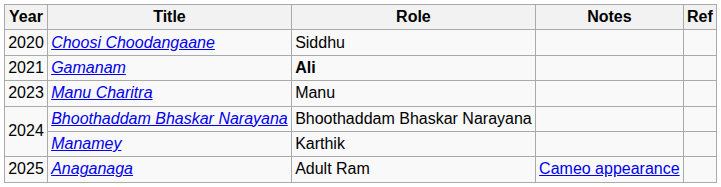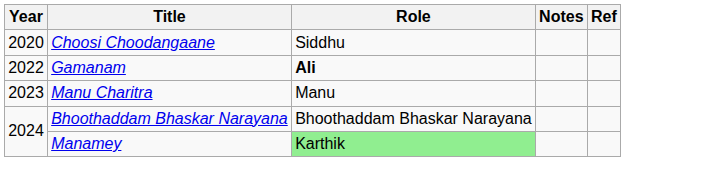(26, 67) 2021 -> (26, 67) 2022
(320, 144) no background -> (320, 144) lightgreen background
- row: (92, 169)
